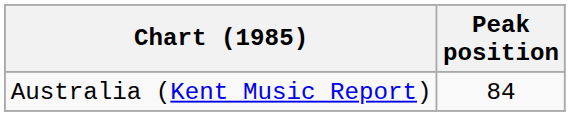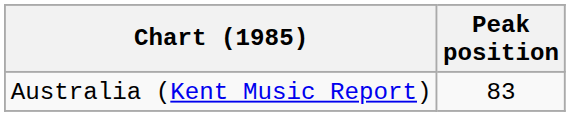(501, 92) 84 -> (501, 92) 83
